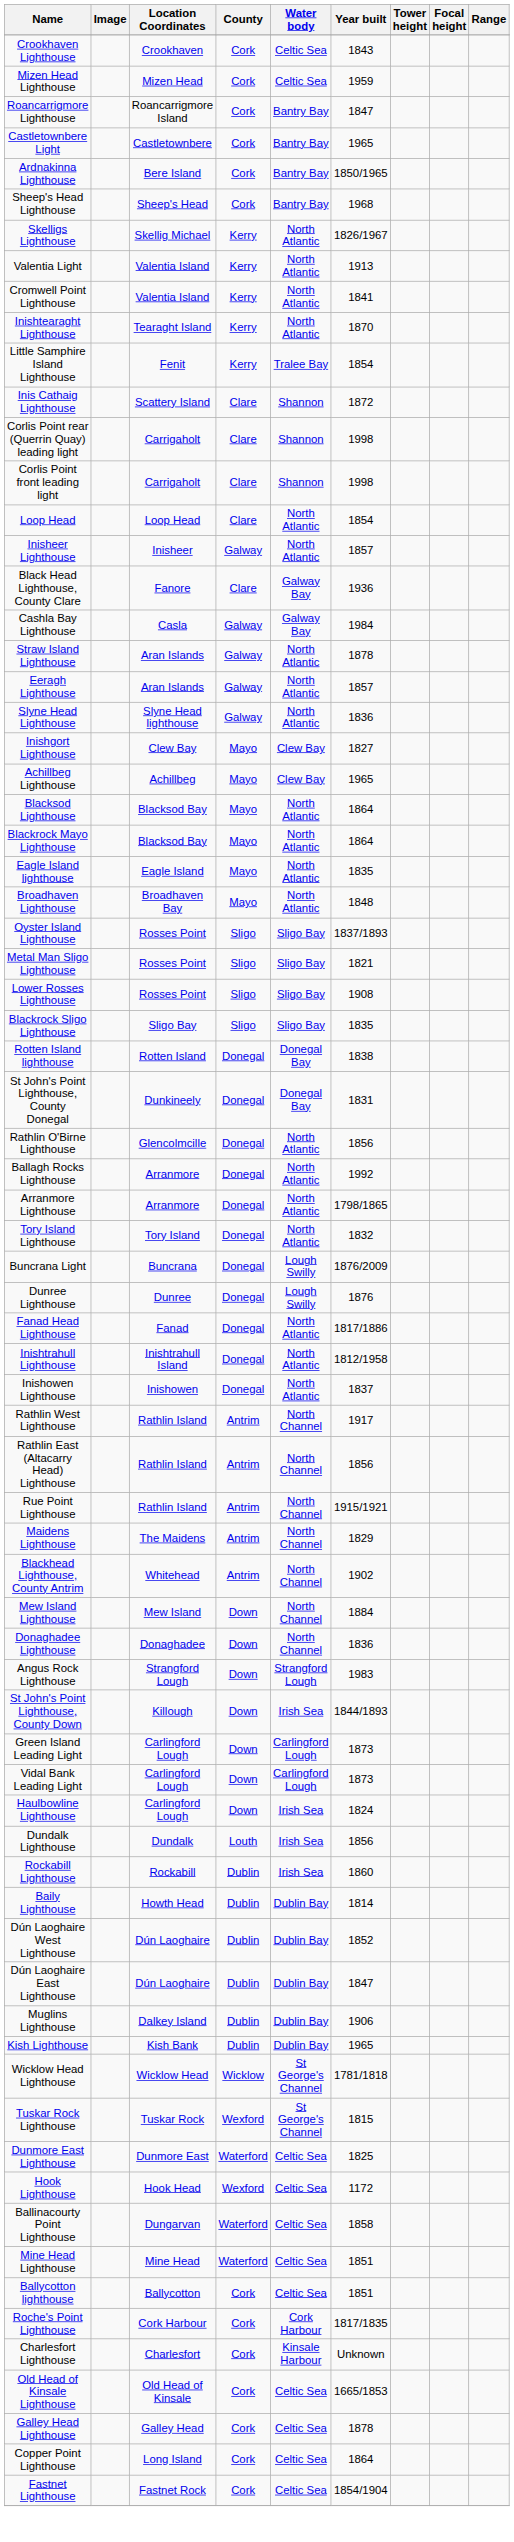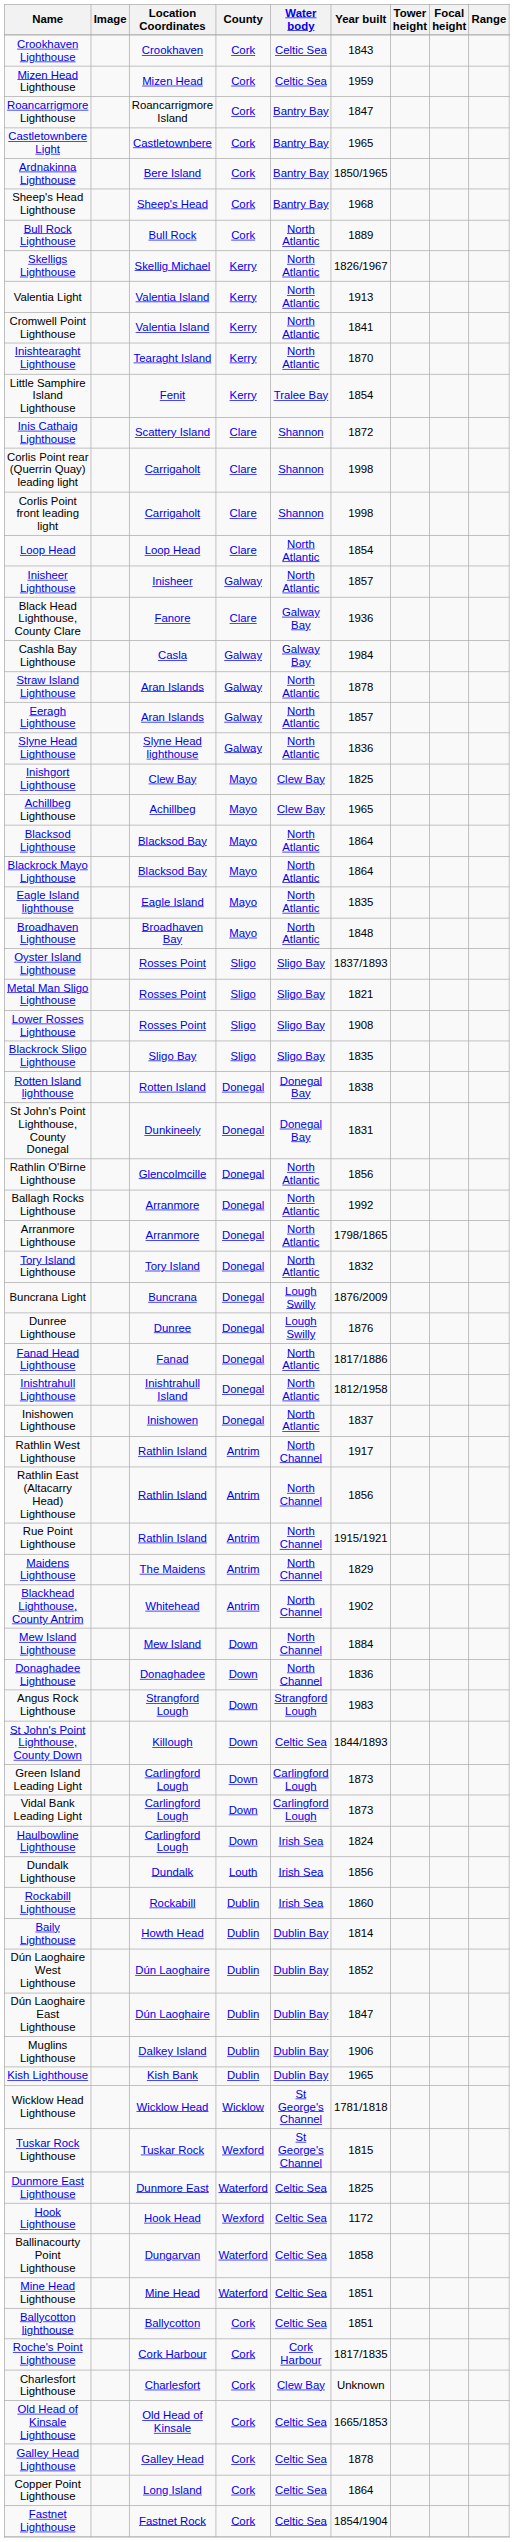+ row: (48, 235)
(361, 748) 1827 -> (361, 779) 1825
(301, 1711) Irish Sea -> (301, 1742) Celtic Sea
(301, 2354) Kinsale Harbour -> (301, 2385) Clew Bay
